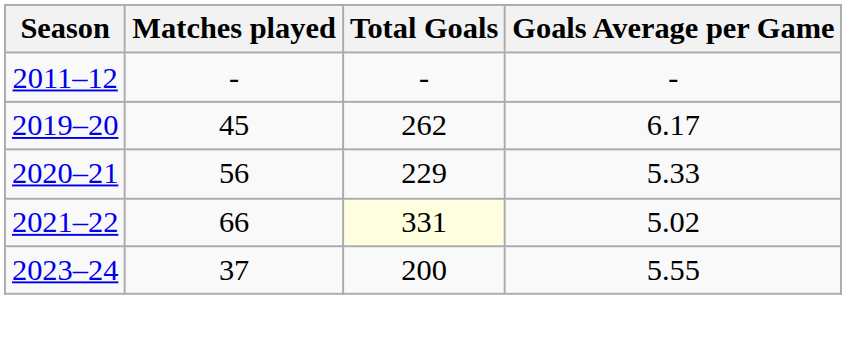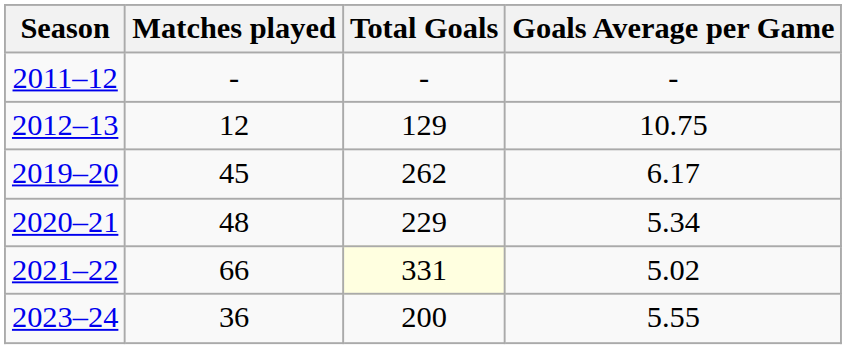+ row: (65, 125)
(234, 173) 56 -> (234, 221) 48
(673, 173) 5.33 -> (673, 221) 5.34
(234, 269) 37 -> (234, 317) 36
